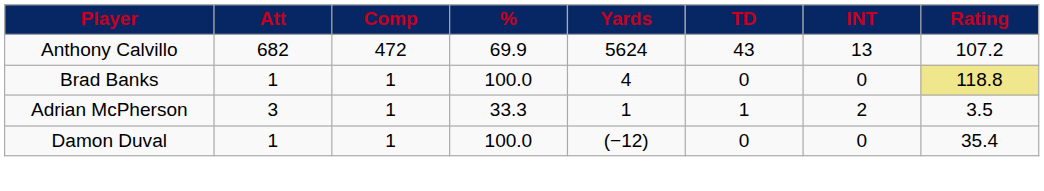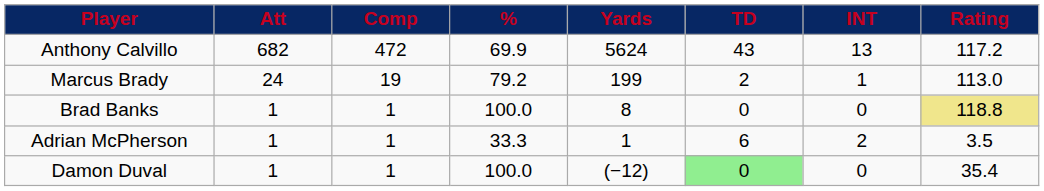(979, 49) 107.2 -> (979, 49) 117.2
+ row: (109, 79)
(626, 79) 4 -> (626, 110) 8
(273, 110) 3 -> (273, 140) 1
(744, 110) 1 -> (744, 140) 6
(744, 140) no background -> (744, 170) lightgreen background
